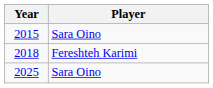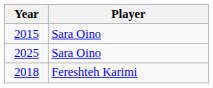rows swapped: (26, 53) <-> (26, 72)
